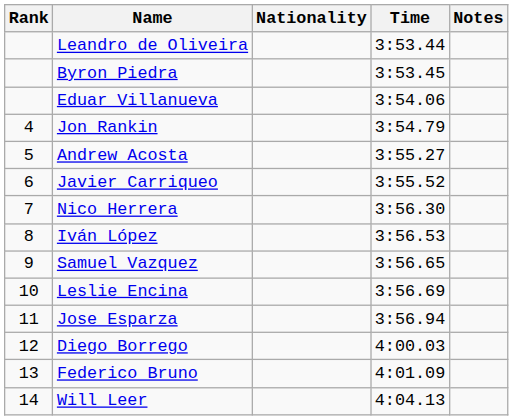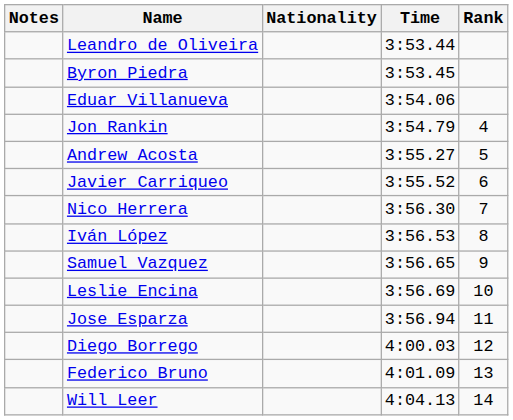columns swapped: (29, 18) <-> (478, 18)
